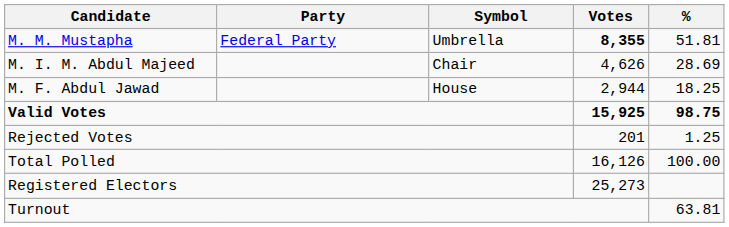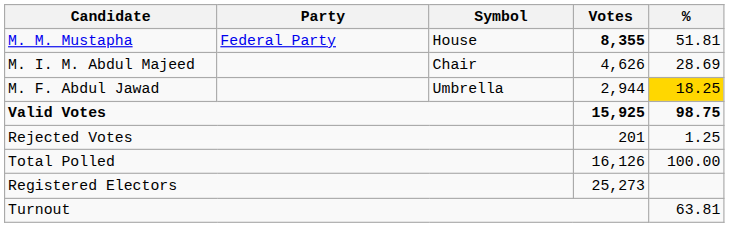(468, 41) Umbrella -> (455, 41) House
(455, 89) House -> (468, 89) Umbrella
(698, 89) no background -> (698, 89) gold background
